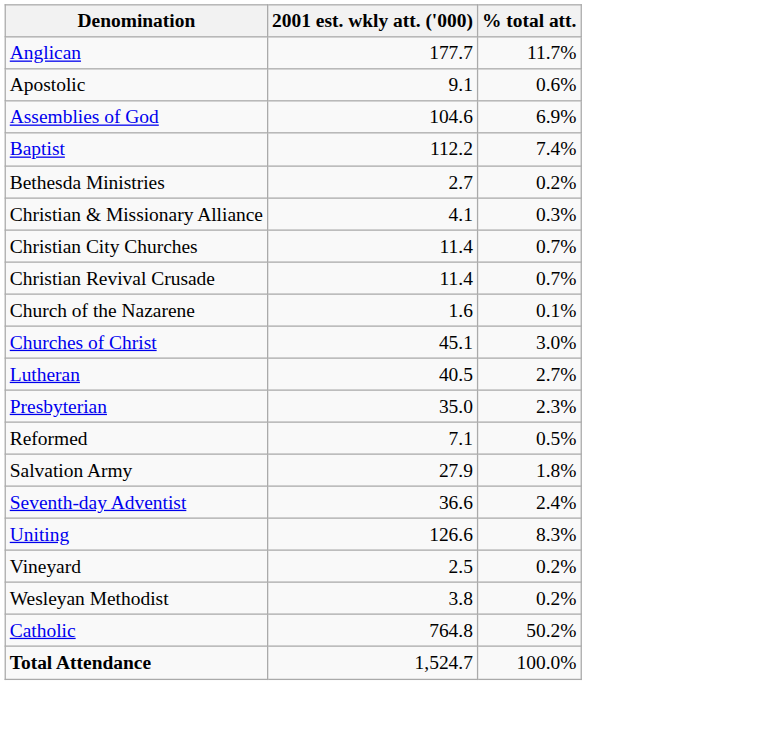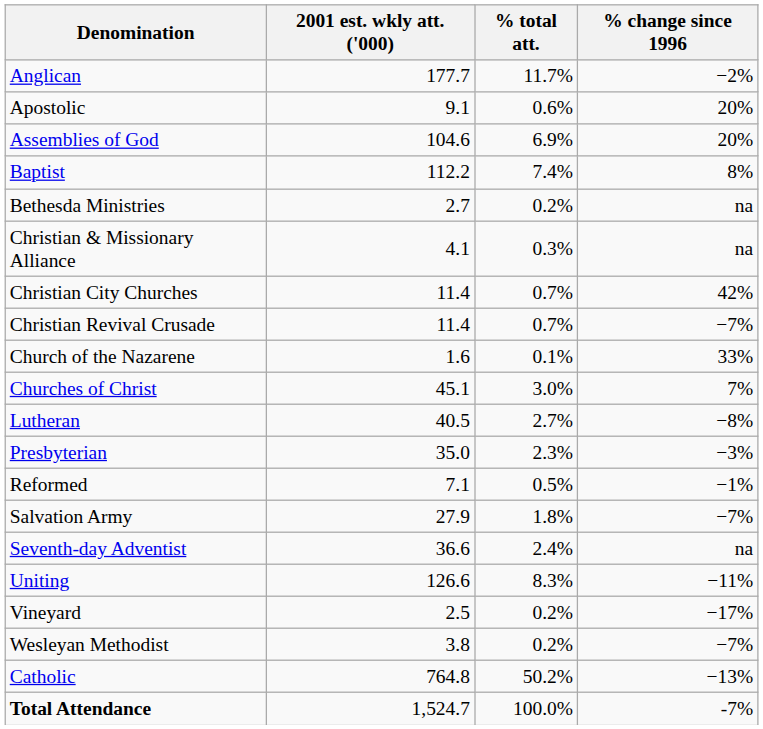+ column: (668, 32)
